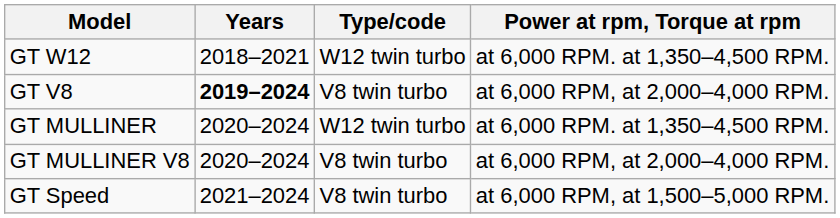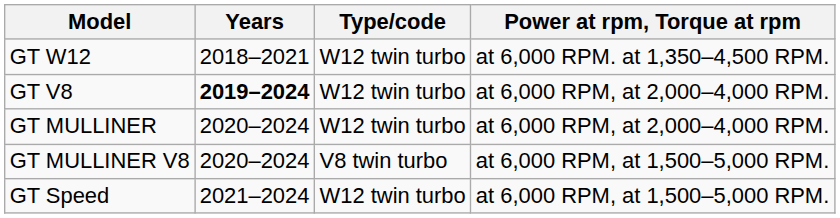(384, 91) V8 twin turbo -> (393, 91) W12 twin turbo
(653, 126) at 6,000 RPM. at 1,350–4,500 RPM. -> (653, 126) at 6,000 RPM, at 2,000–4,000 RPM.
(653, 160) at 6,000 RPM, at 2,000–4,000 RPM. -> (653, 160) at 6,000 RPM, at 1,500–5,000 RPM.
(384, 195) V8 twin turbo -> (393, 195) W12 twin turbo
